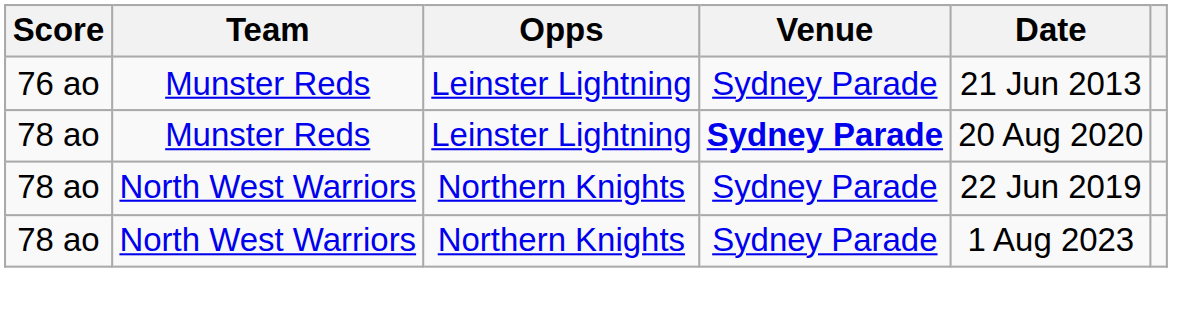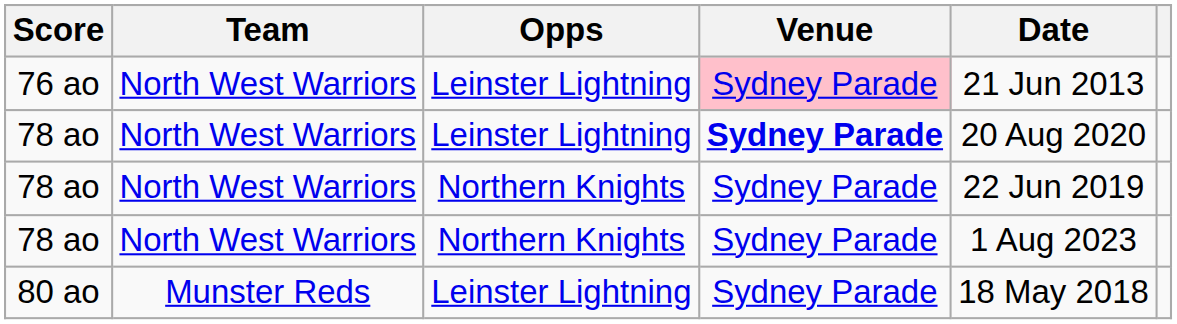(268, 82) Munster Reds -> (268, 82) North West Warriors
(825, 82) no background -> (825, 82) pink background
(268, 135) Munster Reds -> (268, 135) North West Warriors
+ row: (58, 291)
